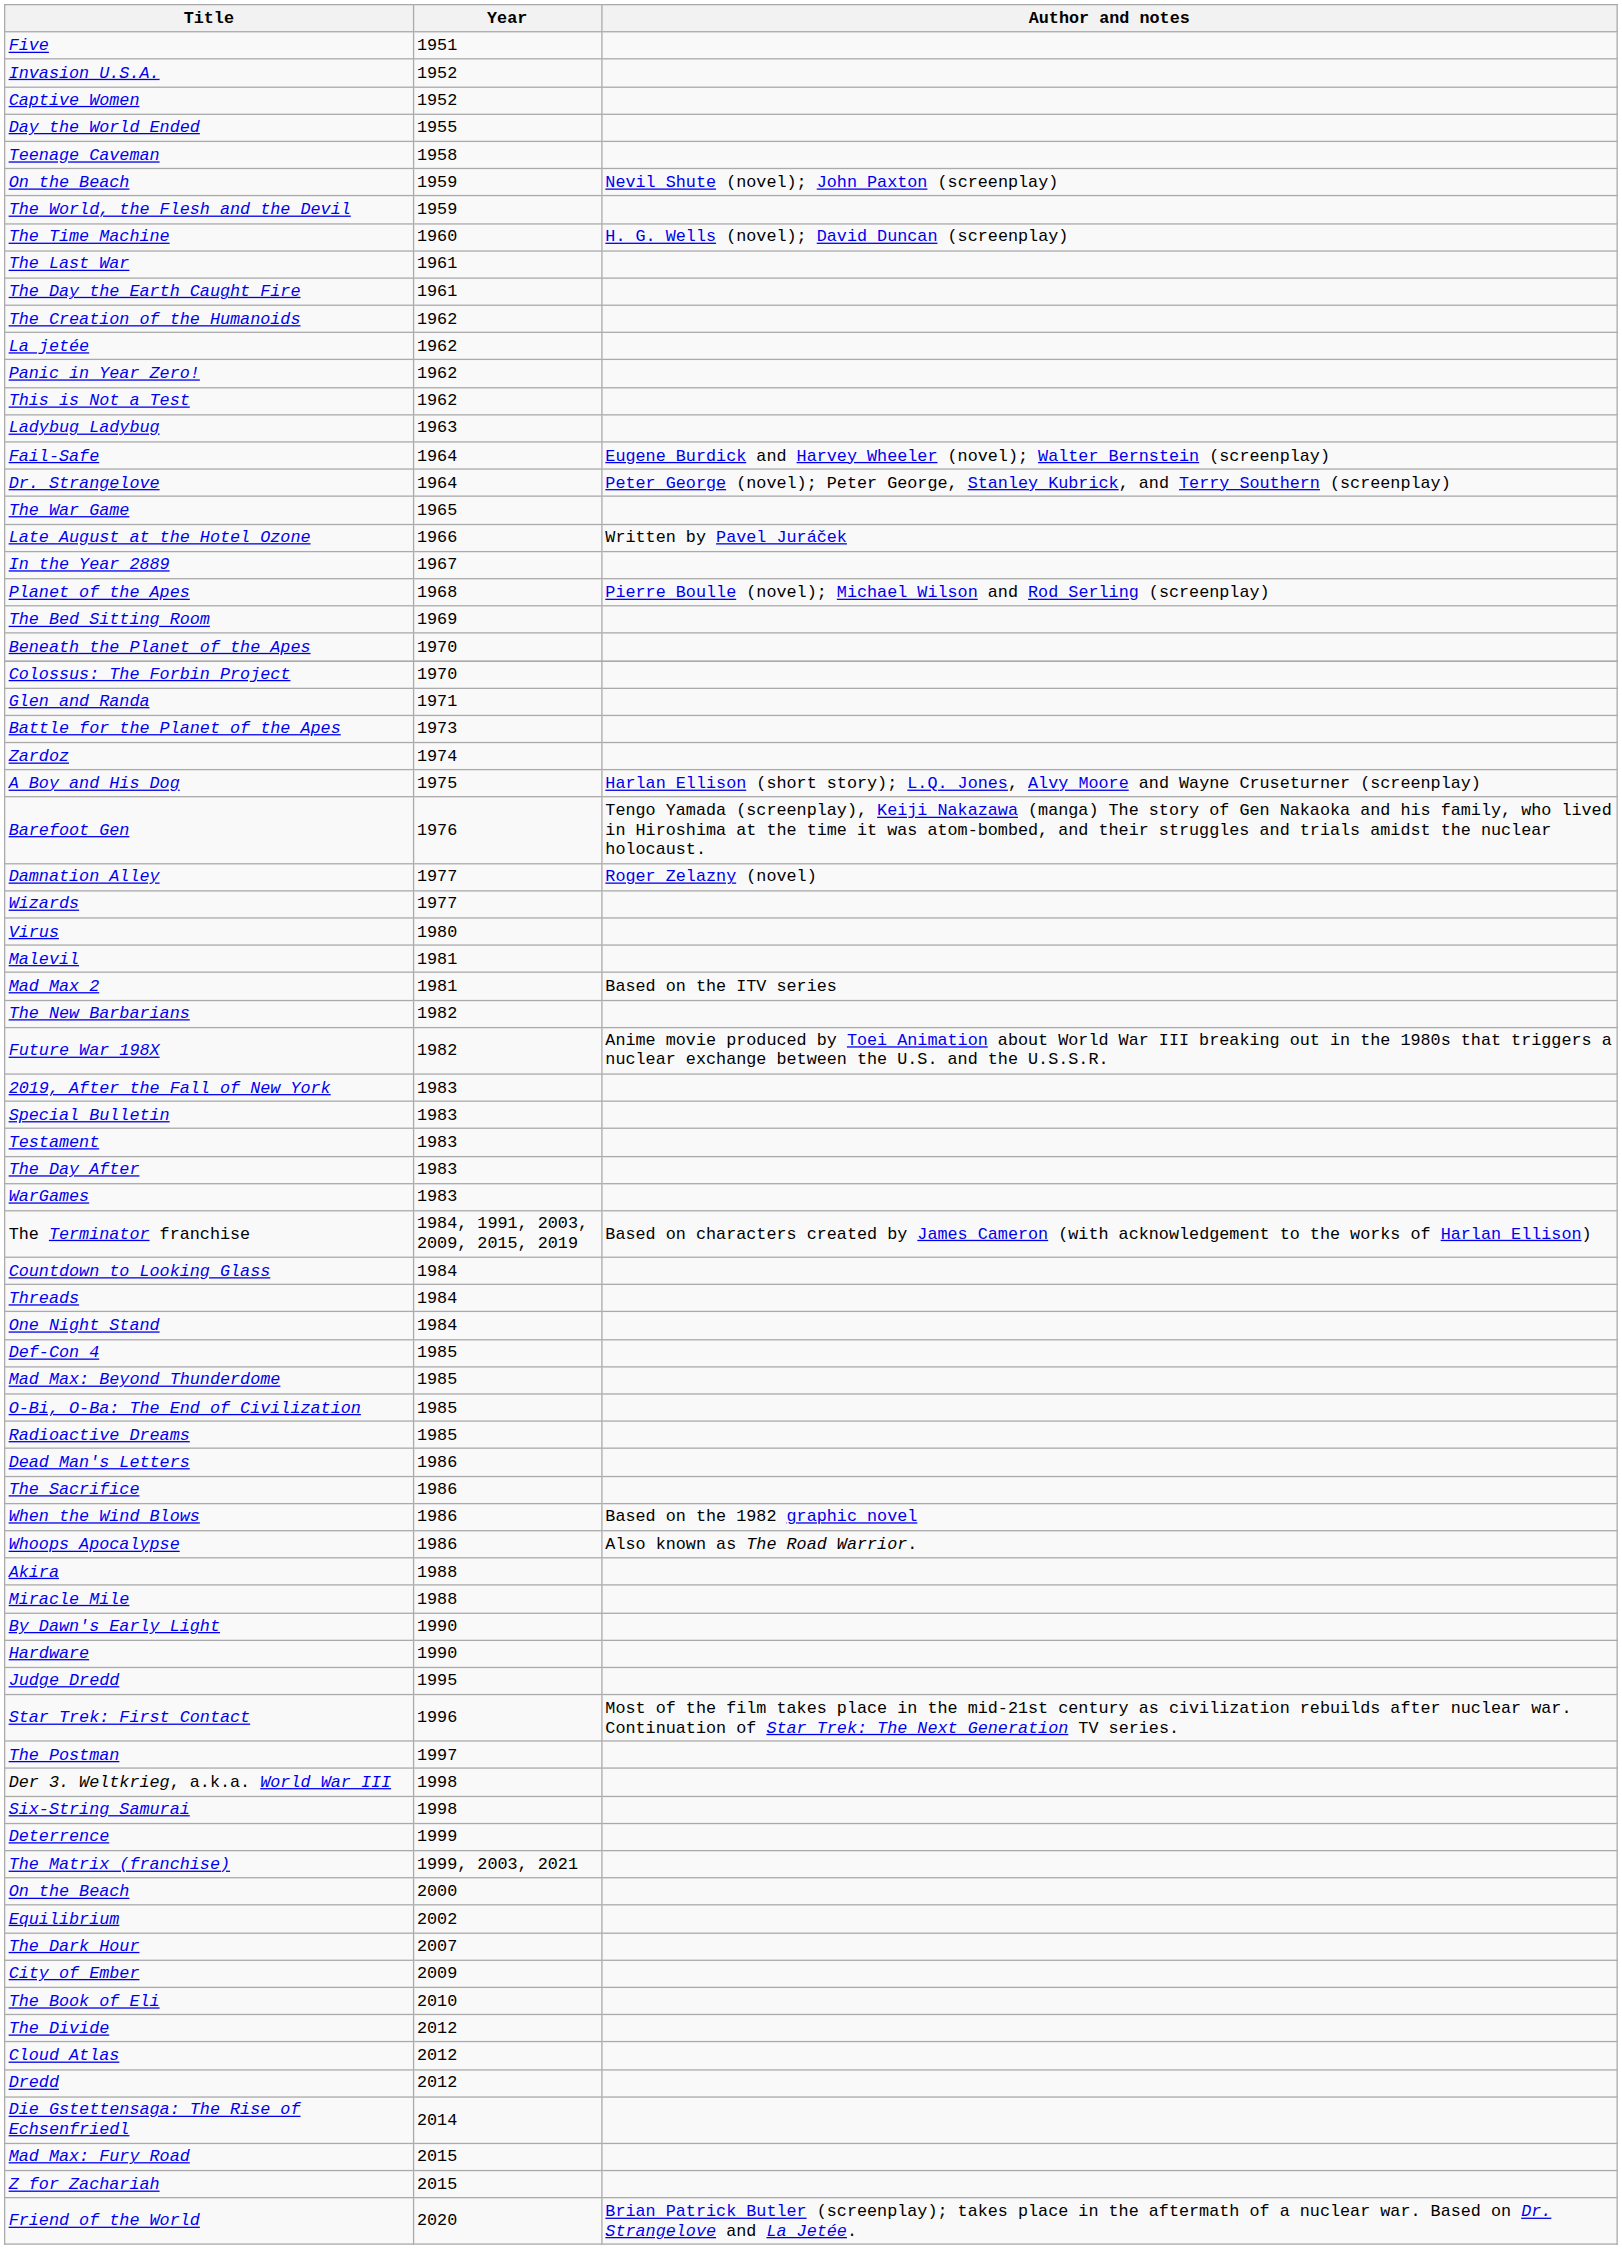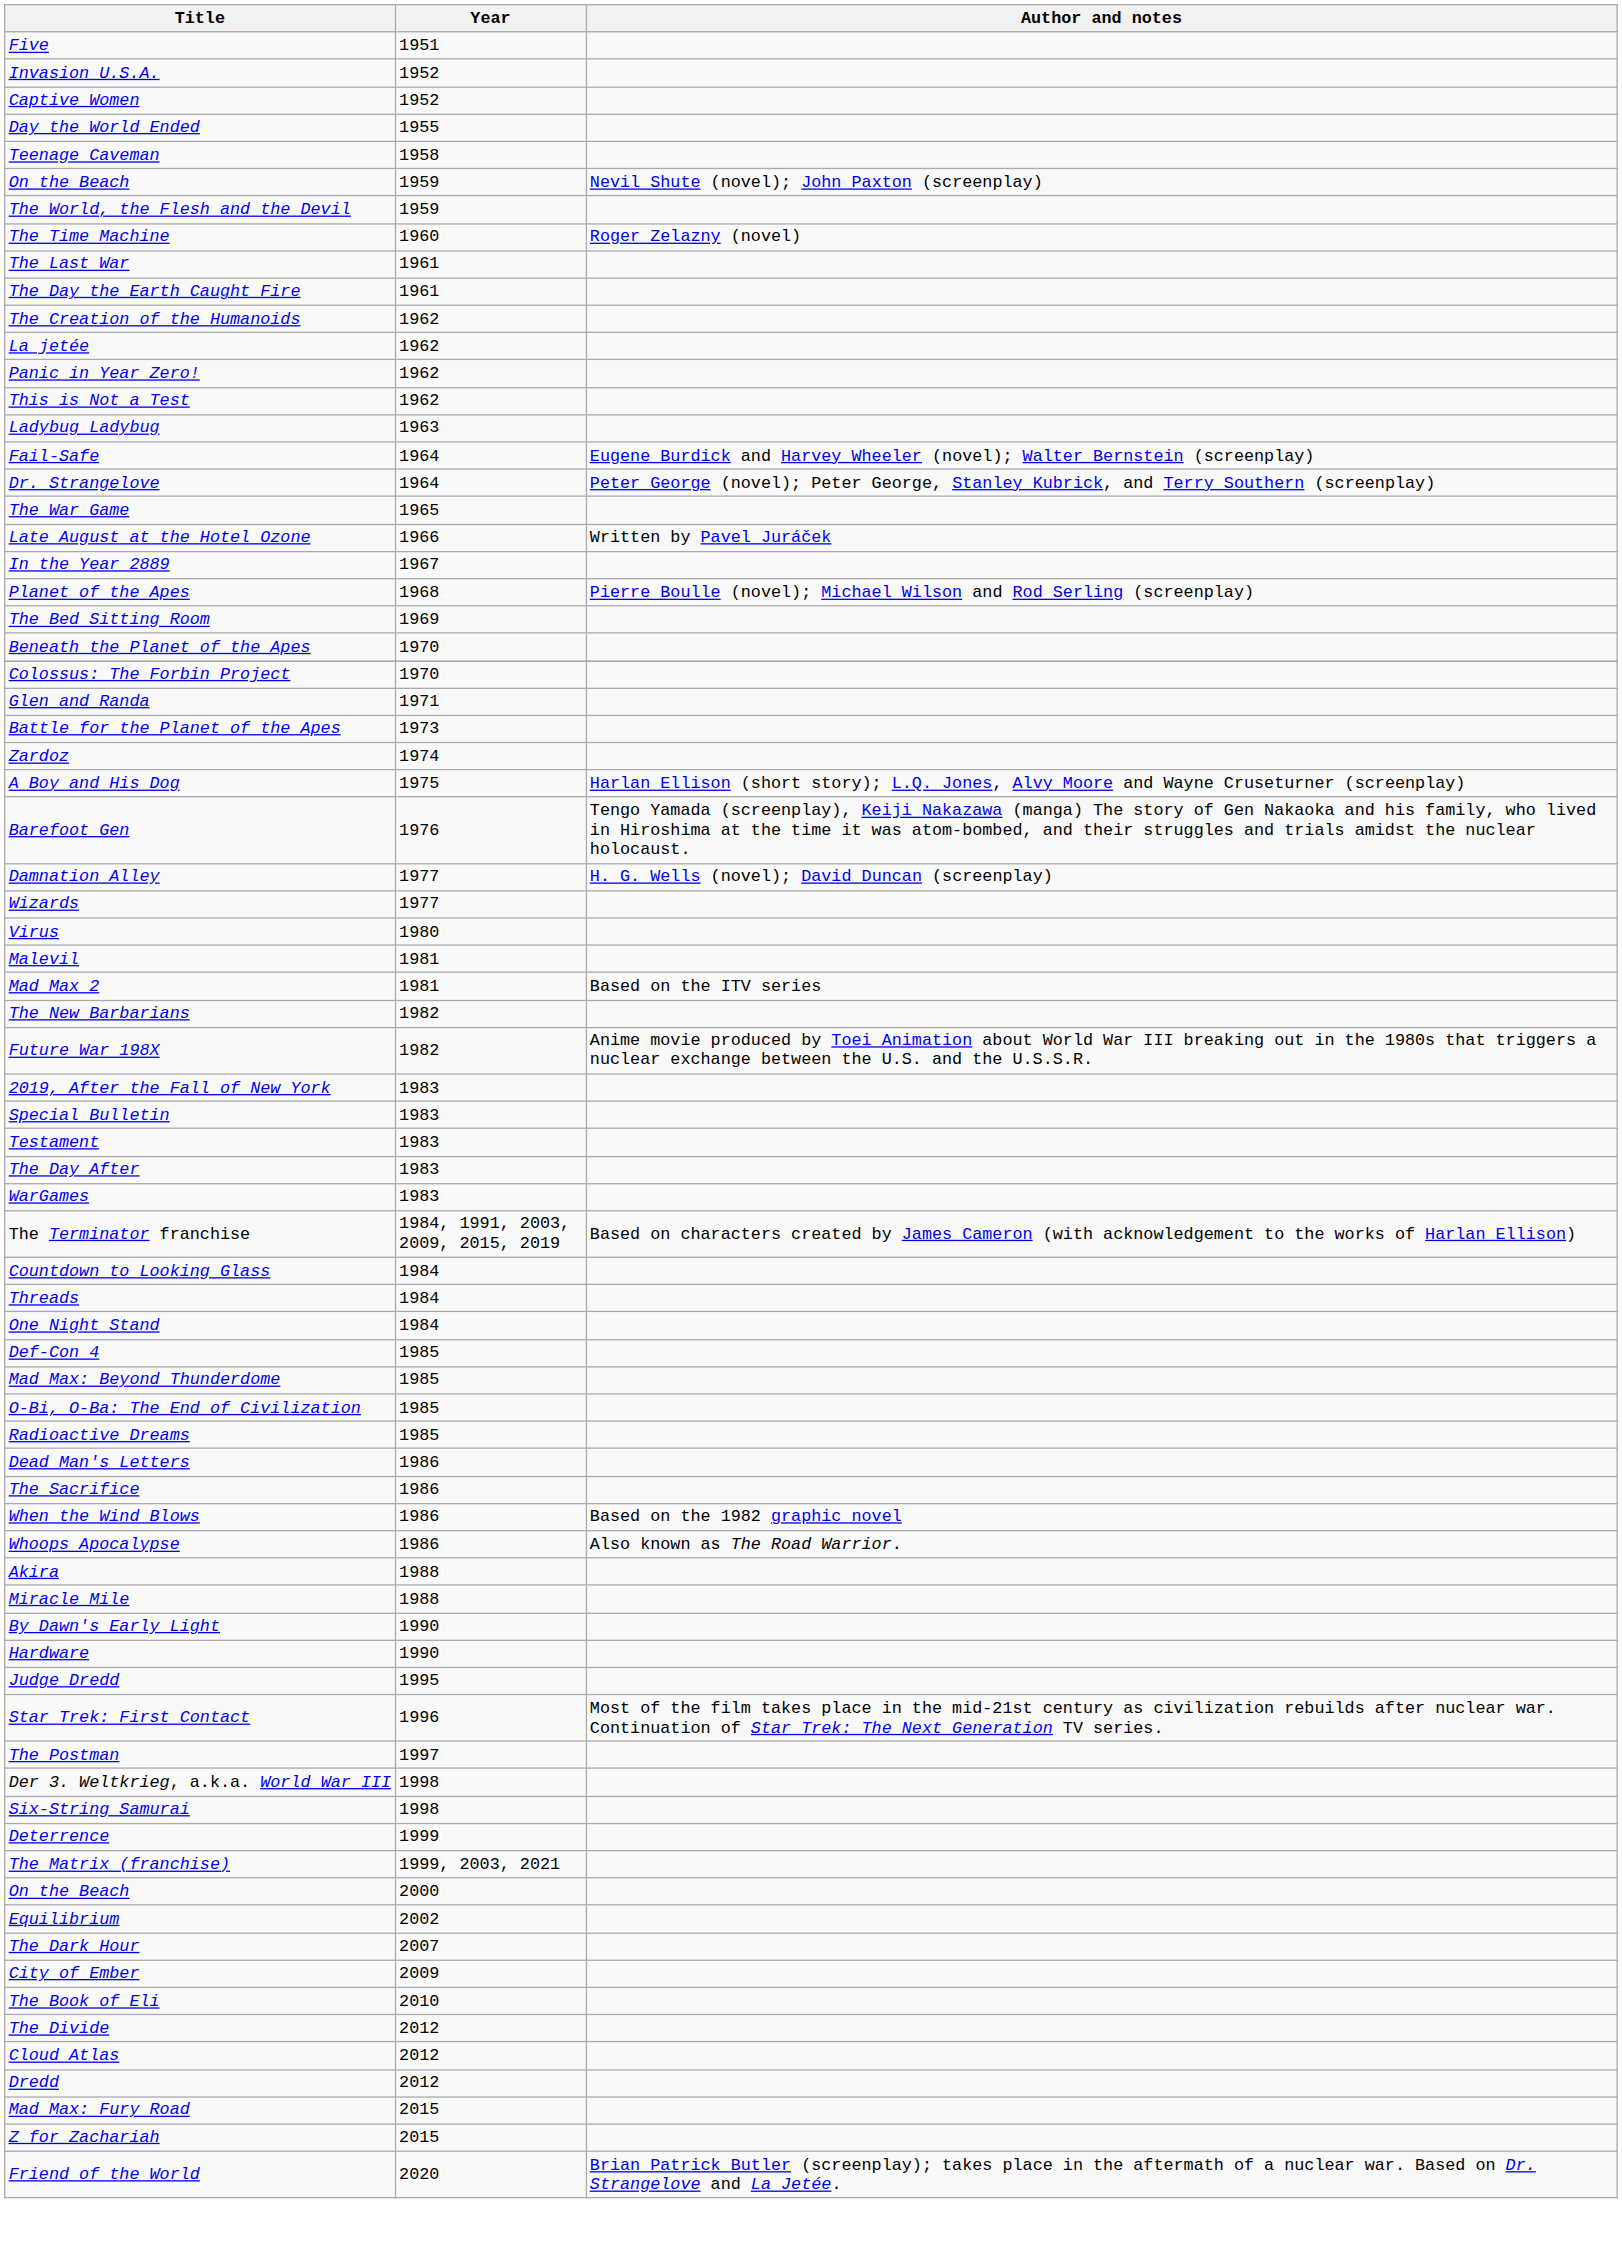(837, 237) H. G. Wells (novel); David Duncan (screenplay) -> (696, 237) Roger Zelazny (novel)
(711, 877) Roger Zelazny (novel) -> (821, 877) H. G. Wells (novel); David Duncan (screenplay)
- row: (155, 2120)
